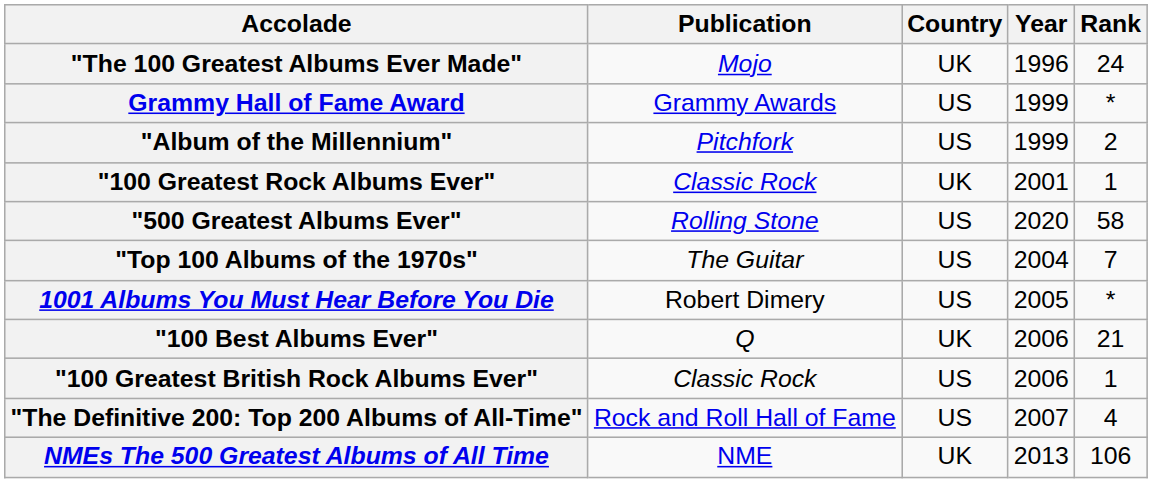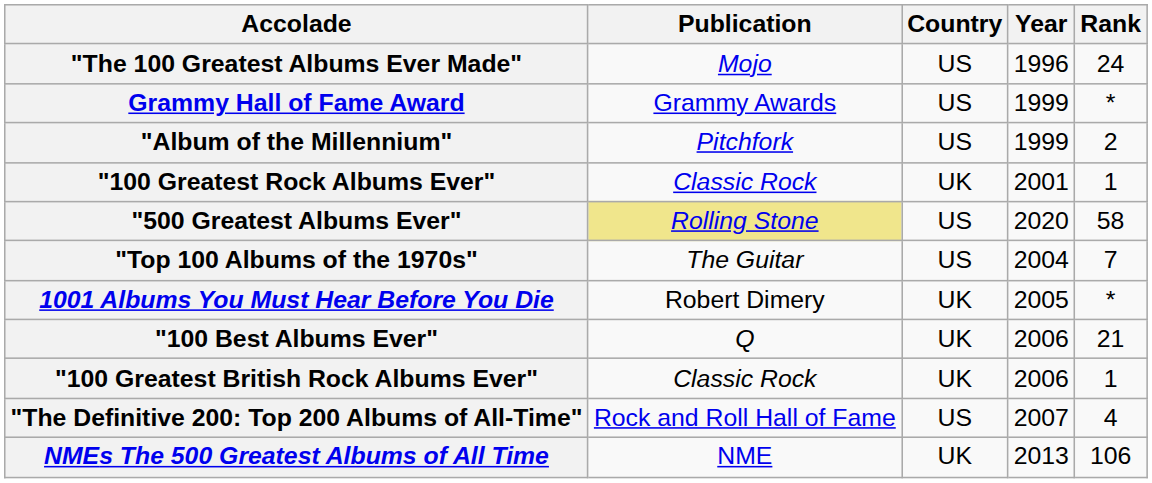(955, 63) UK -> (955, 63) US
(745, 220) no background -> (745, 220) khaki background
(955, 299) US -> (955, 299) UK
(955, 378) US -> (955, 378) UK
